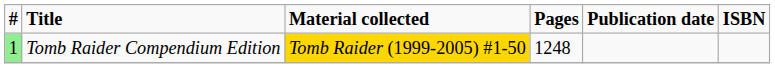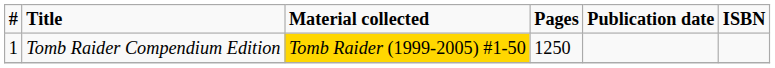(13, 47) lightgreen background -> (13, 47) no background
(552, 47) 1248 -> (552, 47) 1250
